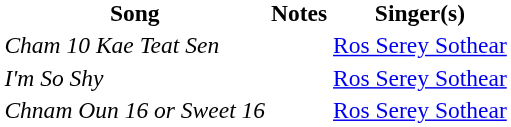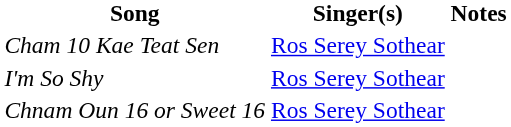columns swapped: (420, 13) <-> (299, 13)
